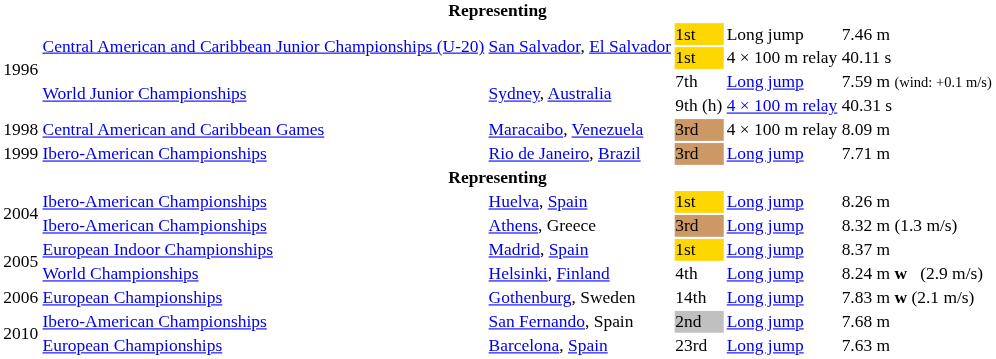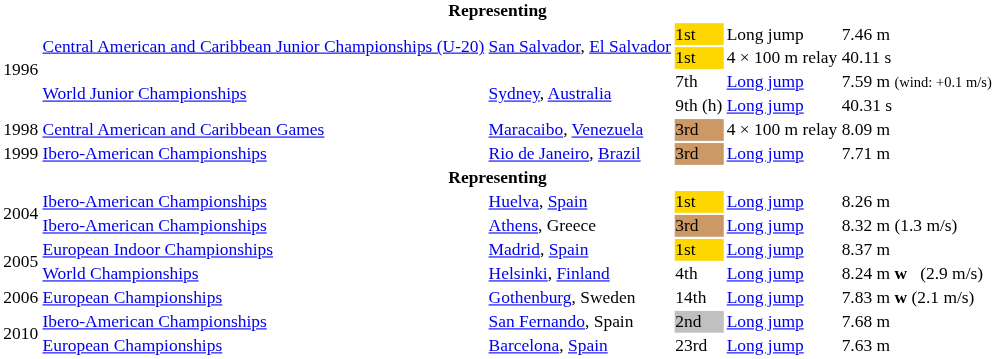(782, 105) 4 × 100 m relay -> (765, 105) Long jump
